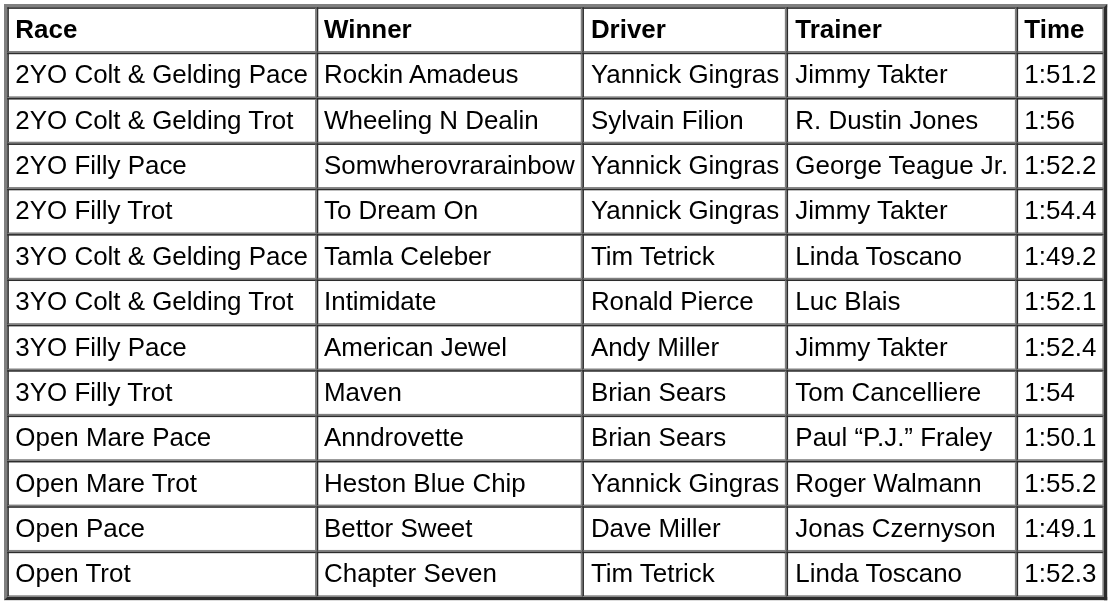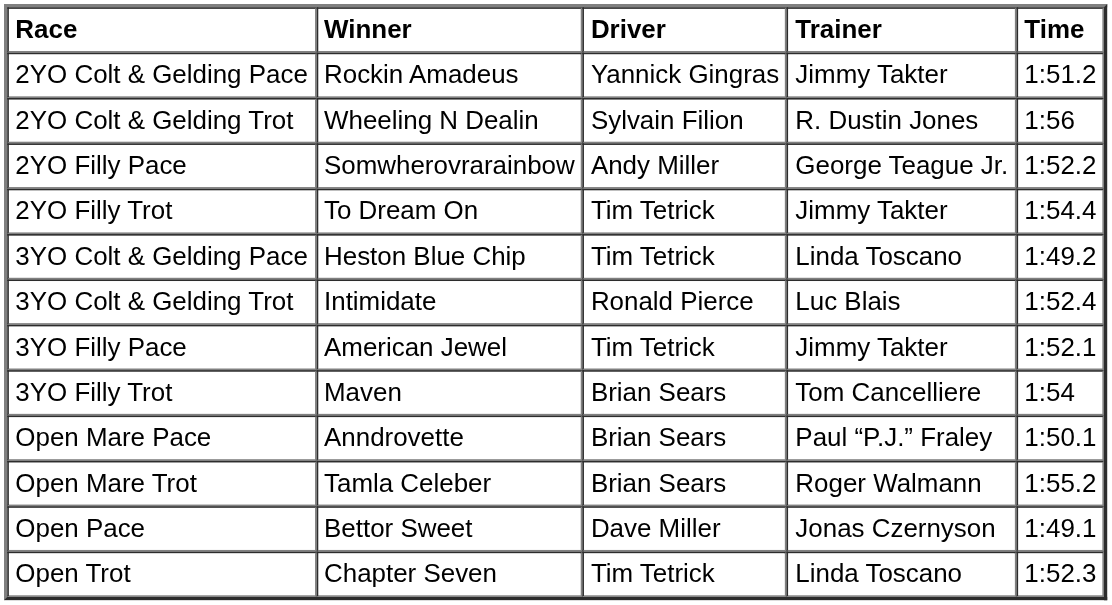(685, 165) Yannick Gingras -> (655, 165) Andy Miller
(685, 211) Yannick Gingras -> (653, 211) Tim Tetrick
(408, 256) Tamla Celeber -> (425, 256) Heston Blue Chip
(1060, 301) 1:52.1 -> (1060, 301) 1:52.4
(655, 347) Andy Miller -> (653, 347) Tim Tetrick
(1060, 347) 1:52.4 -> (1060, 347) 1:52.1
(425, 483) Heston Blue Chip -> (408, 483) Tamla Celeber
(685, 483) Yannick Gingras -> (659, 483) Brian Sears
